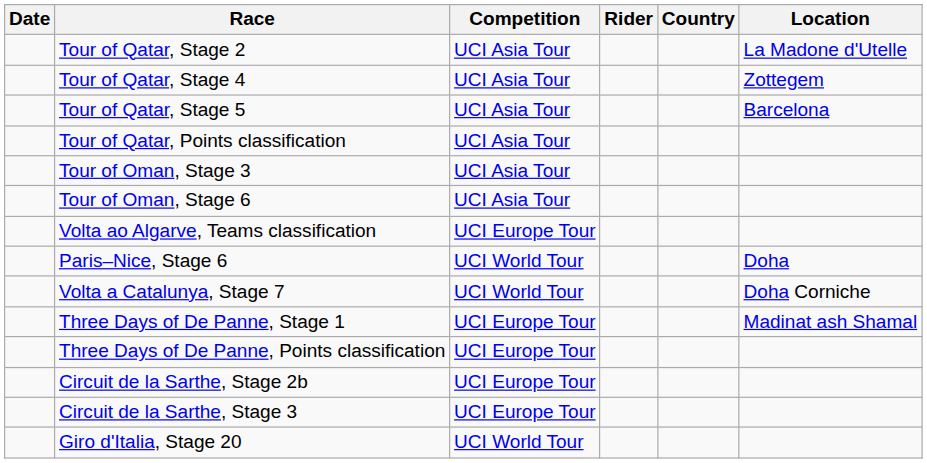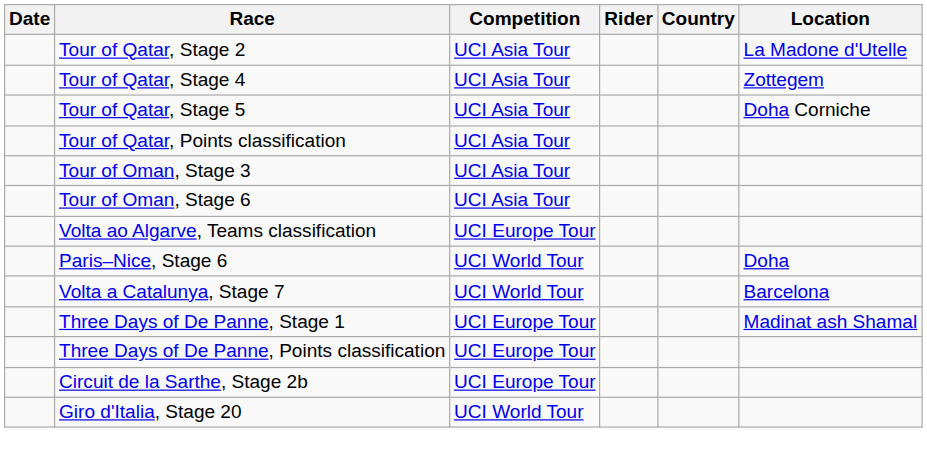(786, 110) Barcelona -> (807, 110) Doha Corniche
(807, 291) Doha Corniche -> (786, 291) Barcelona
- row: (178, 412)
